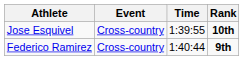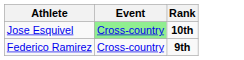- column: (187, 13)
(131, 30) no background -> (131, 30) lightgreen background
